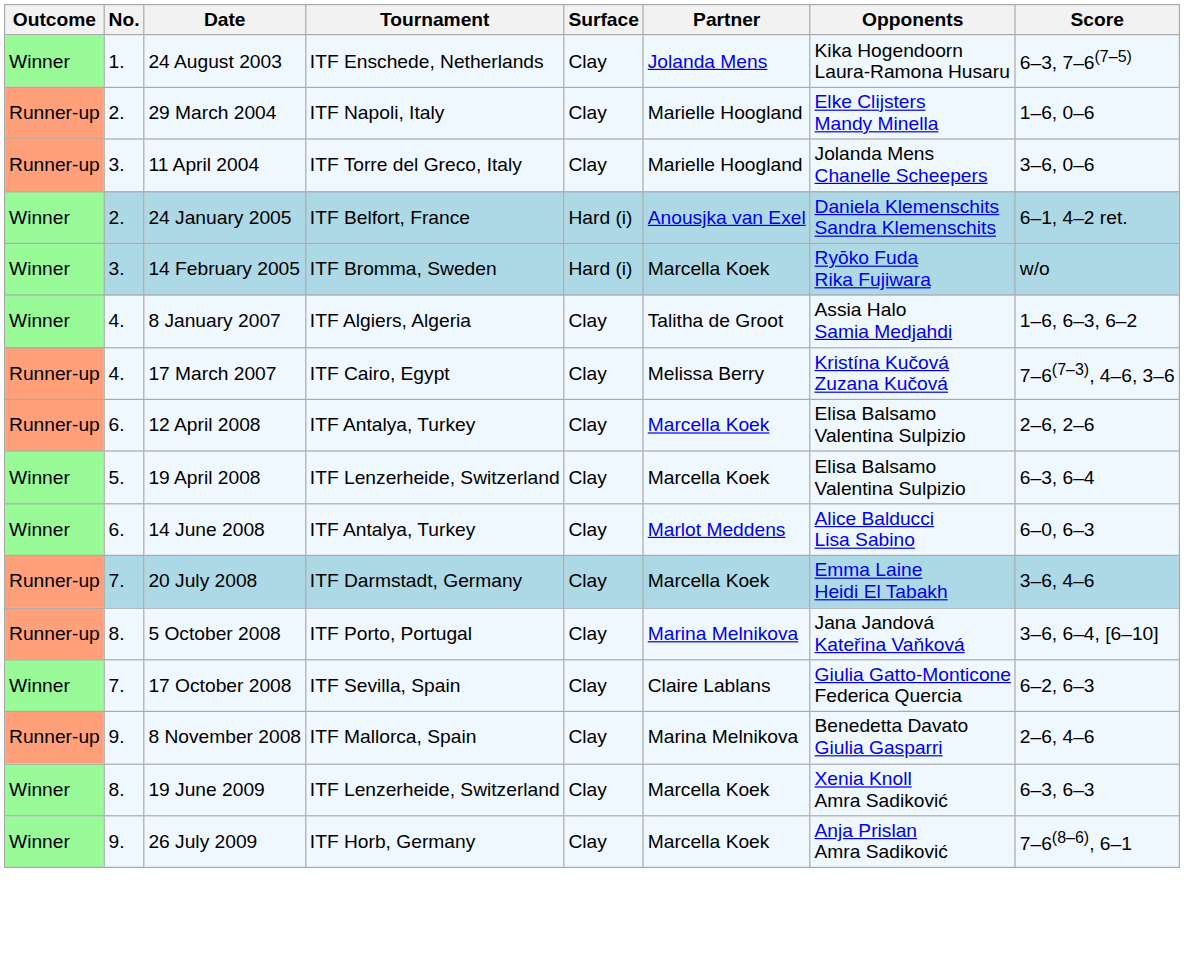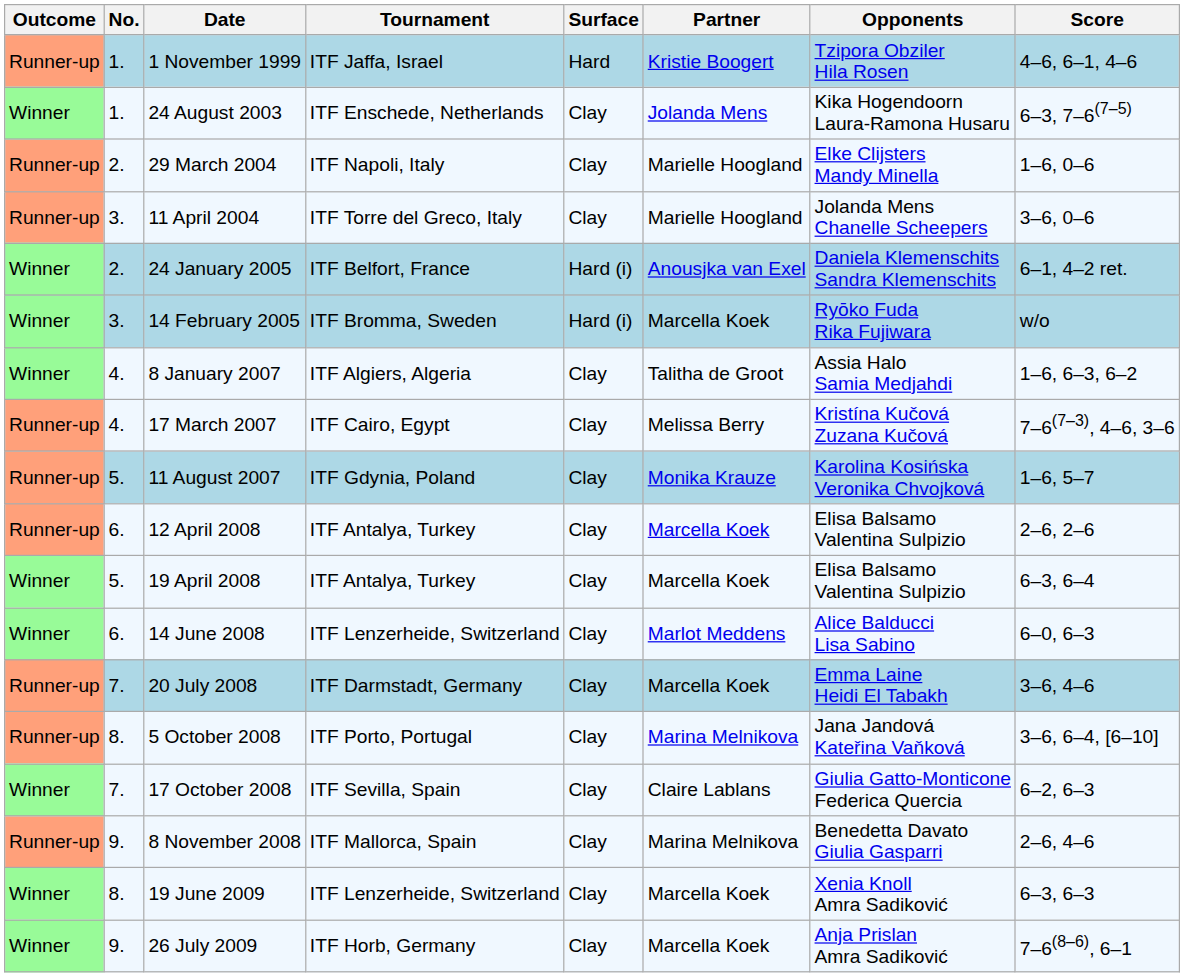+ row: (225, 60)
+ row: (214, 477)
(435, 477) ITF Lenzerheide, Switzerland -> (393, 581) ITF Antalya, Turkey
(393, 529) ITF Antalya, Turkey -> (435, 633) ITF Lenzerheide, Switzerland
